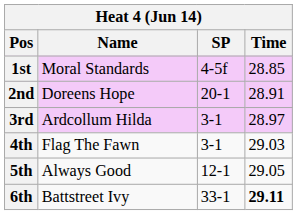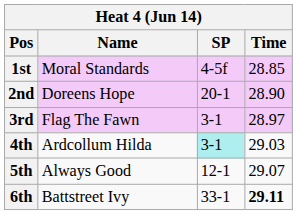(267, 94) 28.91 -> (267, 94) 28.90
(97, 119) Ardcollum Hilda -> (91, 119) Flag The Fawn
(91, 145) Flag The Fawn -> (97, 145) Ardcollum Hilda
(211, 145) no background -> (211, 145) paleturquoise background
(267, 171) 29.05 -> (267, 171) 29.07
